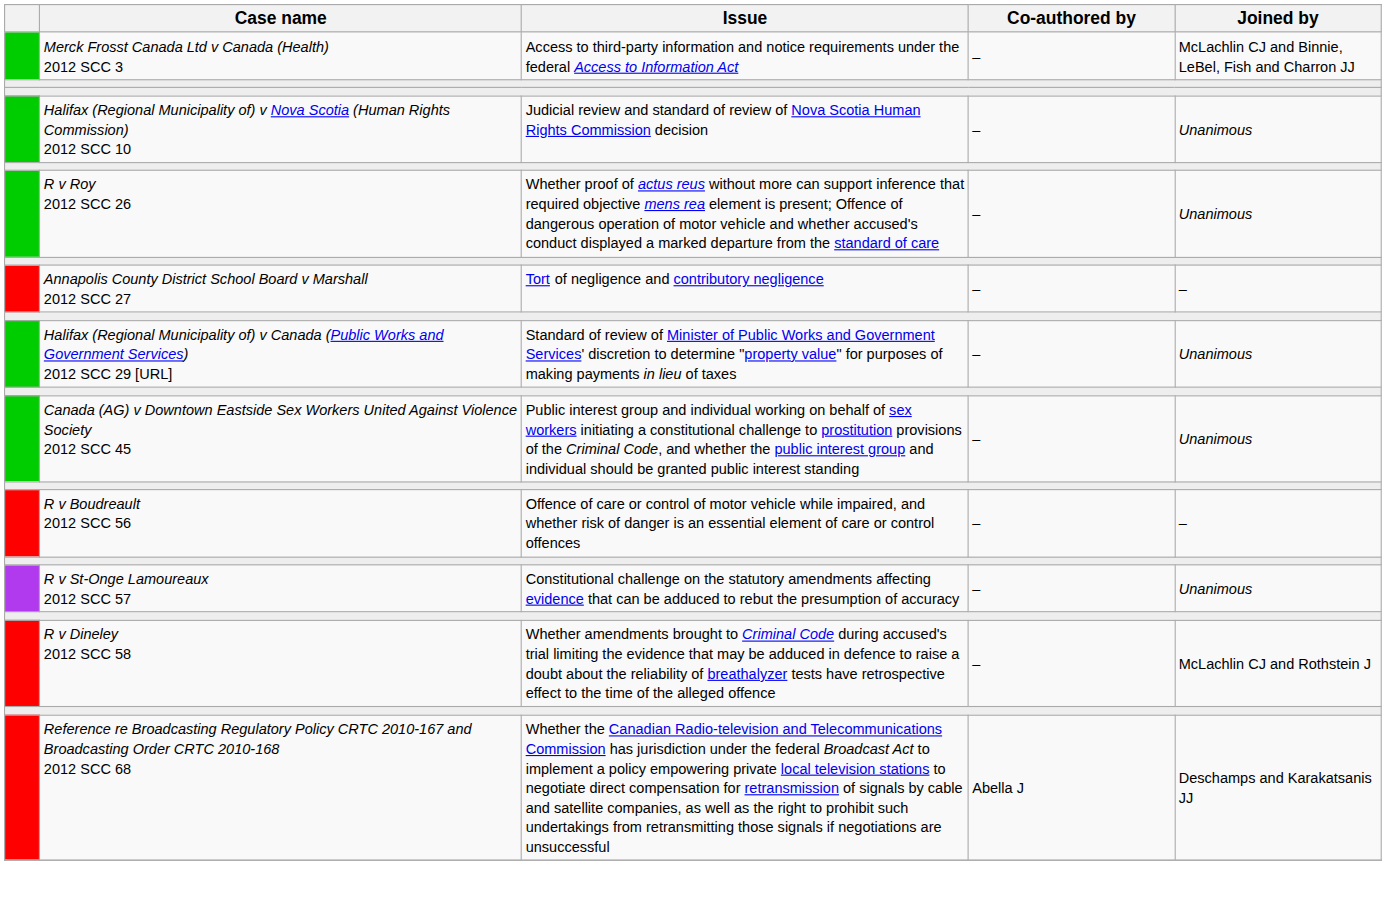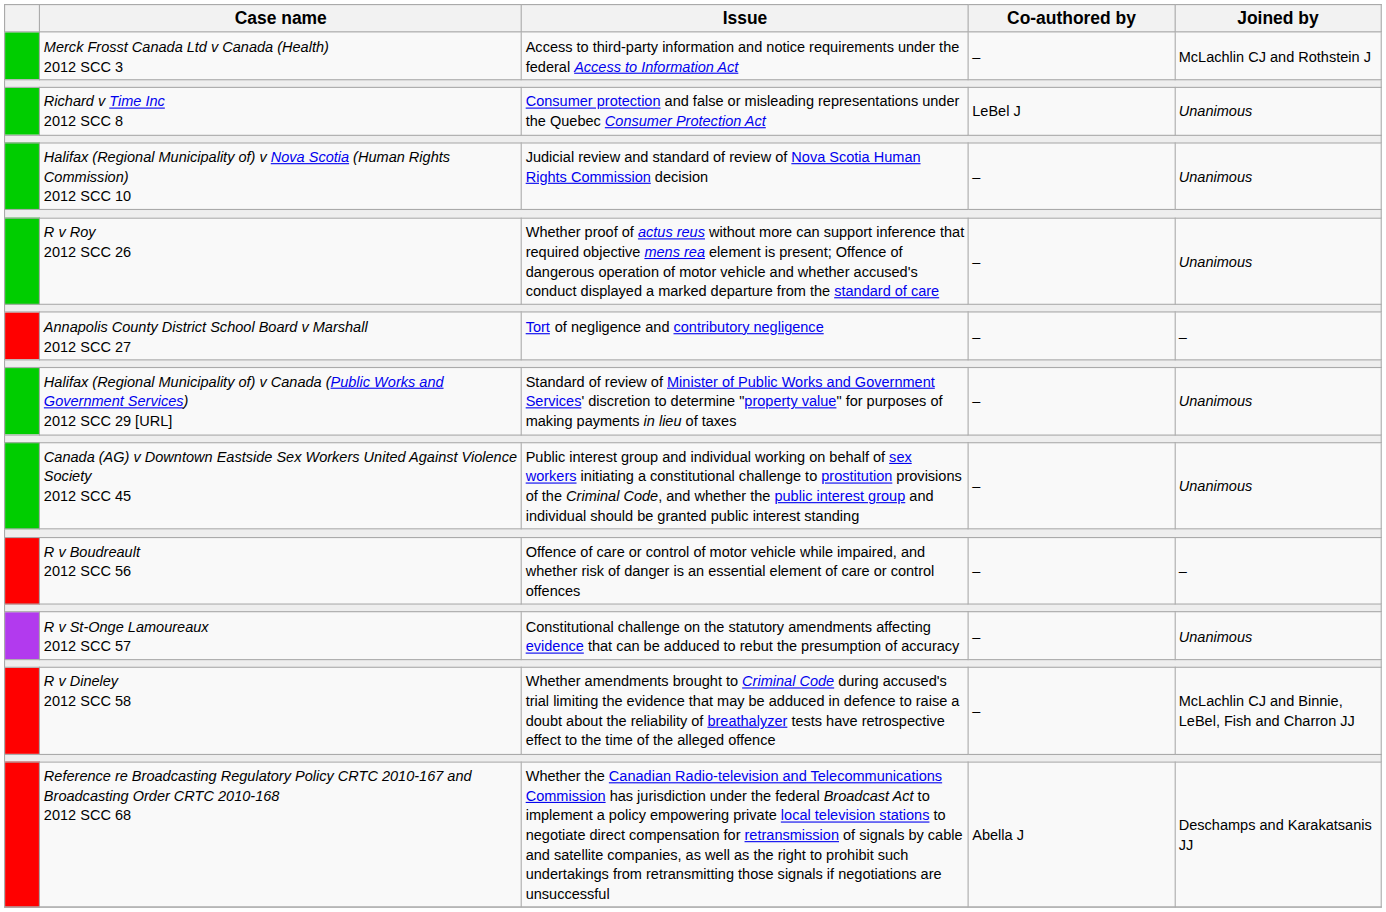(1267, 56) McLachlin CJ and Binnie, LeBel, Fish and Charron JJ -> (1275, 56) McLachlin CJ and Rothstein J
+ row: (104, 112)
(1275, 664) McLachlin CJ and Rothstein J -> (1267, 711) McLachlin CJ and Binnie, LeBel, Fish and Charron JJ
